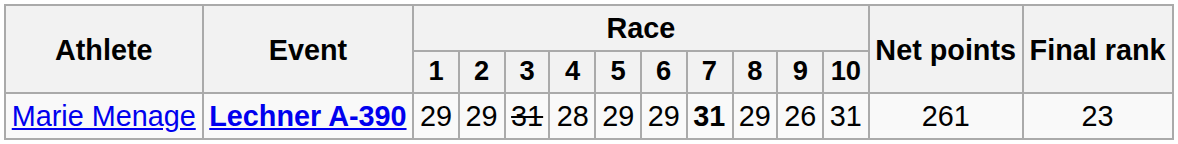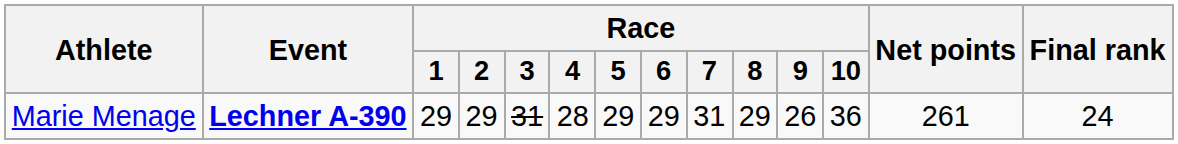(709, 117) bold -> (709, 117) normal
(846, 117) 31 -> (846, 117) 36
(1098, 117) 23 -> (1098, 117) 24
